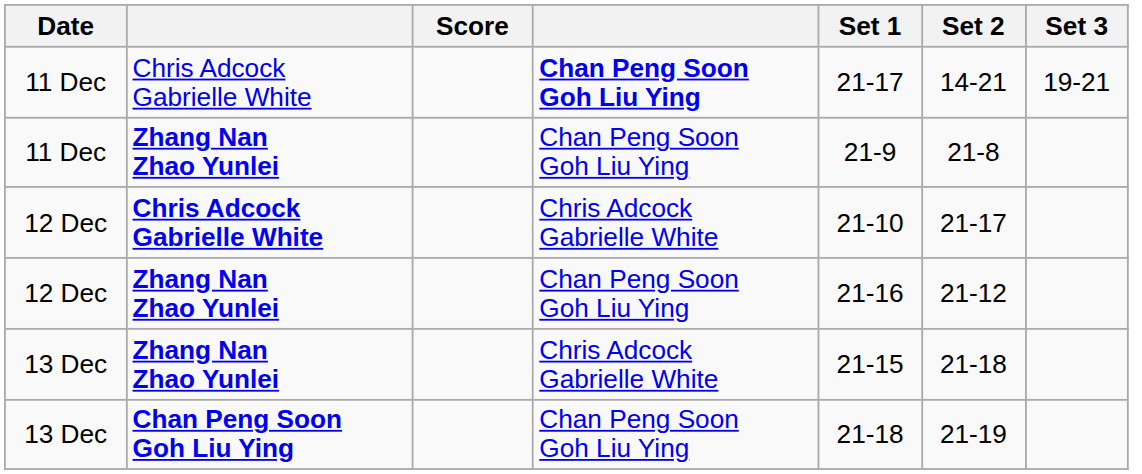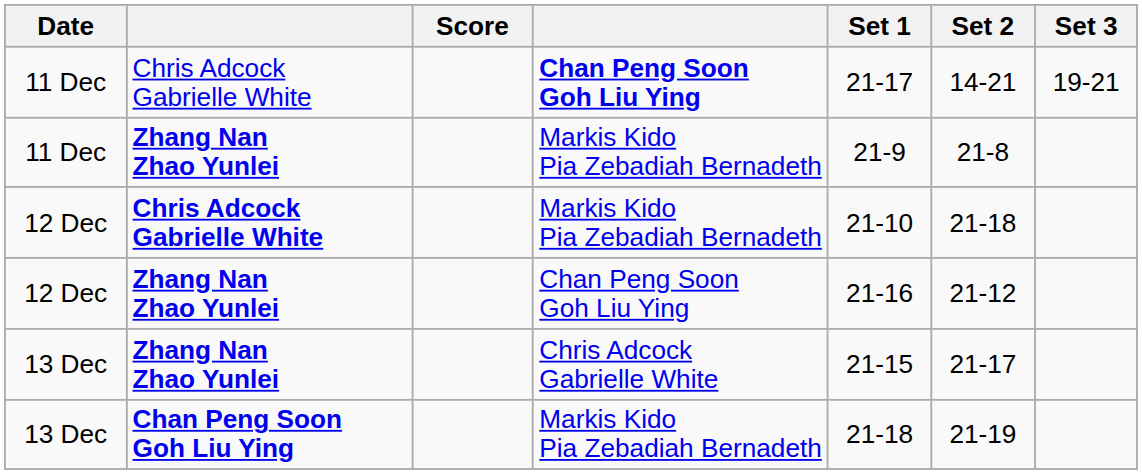(639, 152) Chan Peng Soon Goh Liu Ying -> (681, 152) Markis Kido Pia Zebadiah Bernadeth
(629, 223) Chris Adcock Gabrielle White -> (681, 223) Markis Kido Pia Zebadiah Bernadeth
(973, 223) 21-17 -> (983, 223) 21-18
(973, 364) 21-18 -> (983, 364) 21-17
(639, 435) Chan Peng Soon Goh Liu Ying -> (681, 435) Markis Kido Pia Zebadiah Bernadeth
